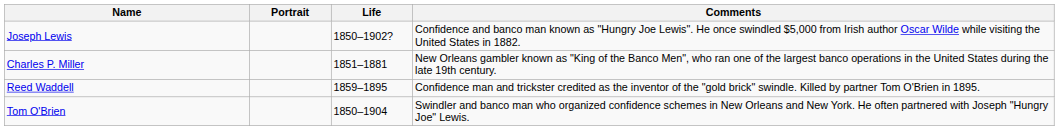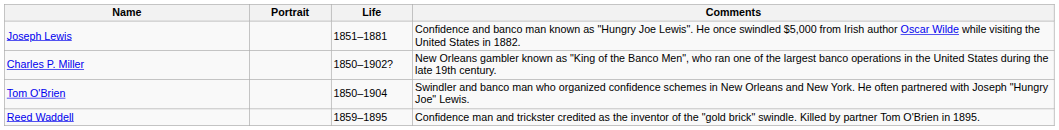(363, 36) 1850–1902? -> (360, 36) 1851–1881
(360, 65) 1851–1881 -> (363, 65) 1850–1902?
rows swapped: (36, 111) <-> (40, 88)
